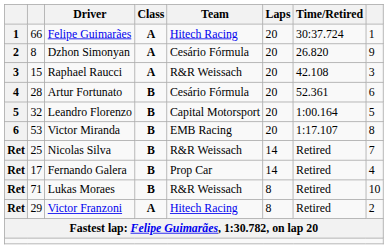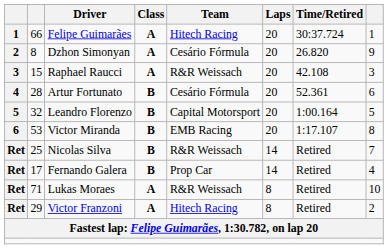(151, 189) B -> (151, 189) A
